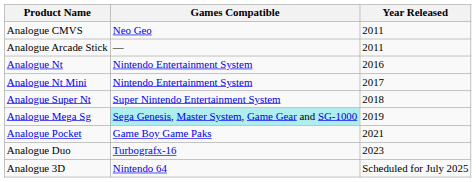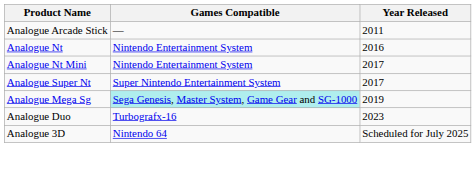- row: (45, 30)
(373, 99) 2018 -> (373, 82) 2017
- row: (44, 133)
